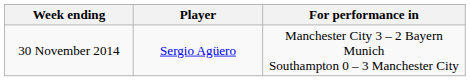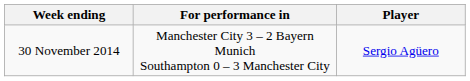columns swapped: (198, 14) <-> (364, 14)
